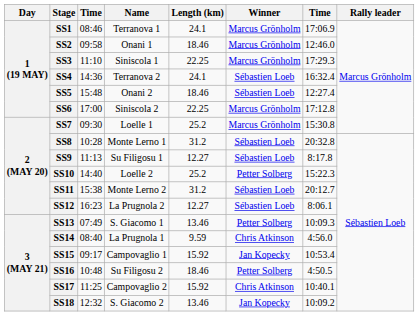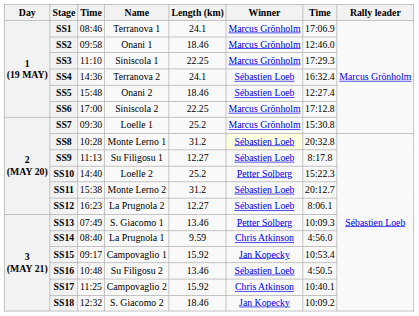(264, 142) no background -> (264, 142) lightyellow background
(198, 271) 18.46 -> (198, 271) 13.46
(264, 271) Petter Solberg -> (264, 271) Sébastien Loeb
(198, 303) 13.46 -> (198, 303) 18.46
